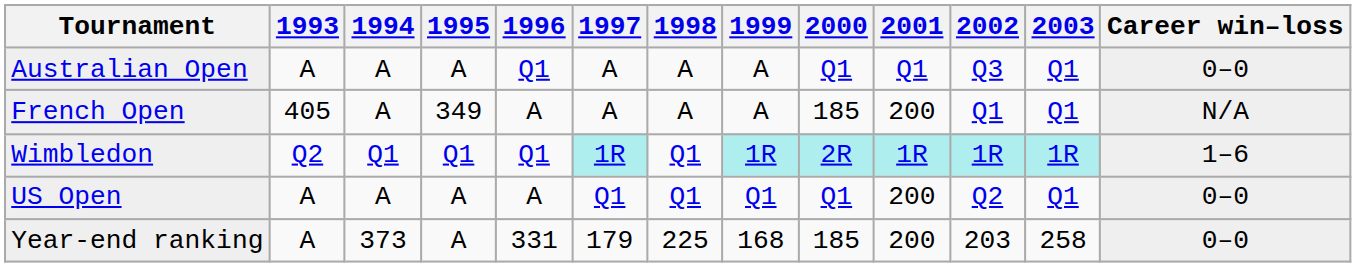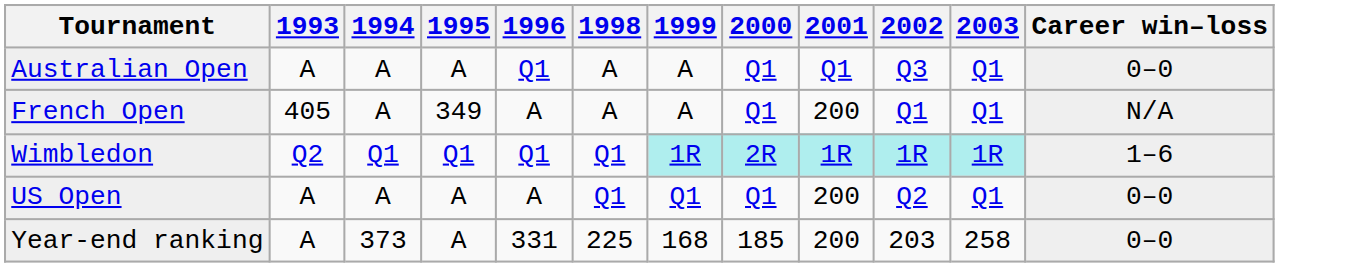- column: (610, 26)
(836, 112) 185 -> (761, 112) Q1
